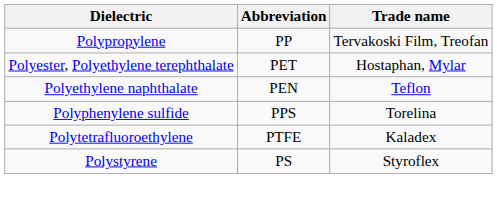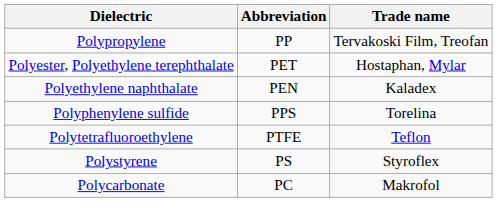(411, 88) Teflon -> (411, 88) Kaladex
(411, 137) Kaladex -> (411, 137) Teflon
+ row: (121, 185)
